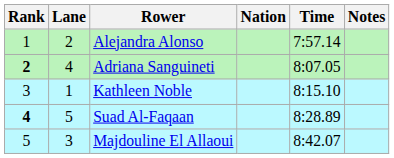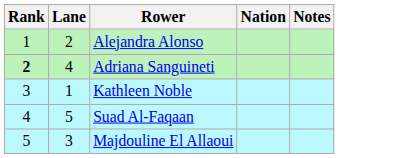- column: (317, 16)
(26, 116) bold -> (26, 116) normal
